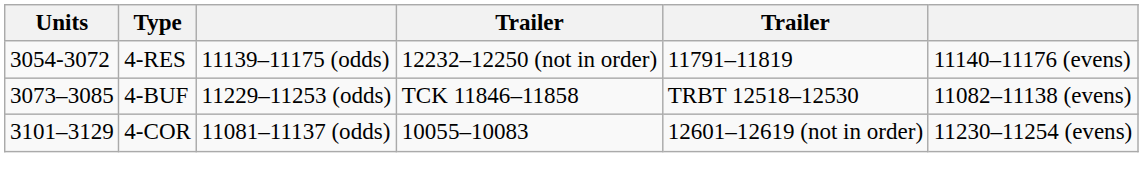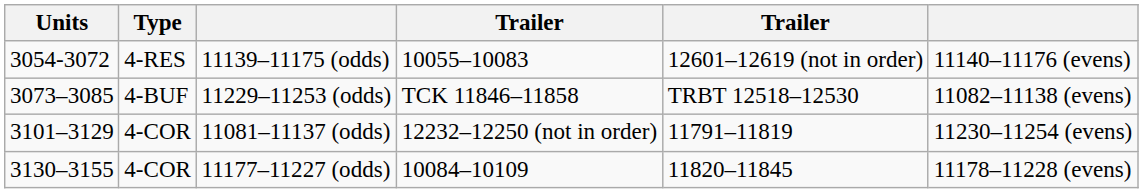(529, 59) 12232–12250 (not in order) -> (465, 59) 10055–10083
(730, 59) 11791–11819 -> (795, 59) 12601–12619 (not in order)
(465, 132) 10055–10083 -> (529, 132) 12232–12250 (not in order)
(795, 132) 12601–12619 (not in order) -> (730, 132) 11791–11819
+ row: (296, 168)
